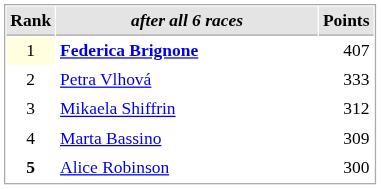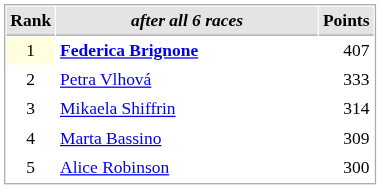(356, 109) 312 -> (356, 109) 314
(31, 167) bold -> (31, 167) normal
